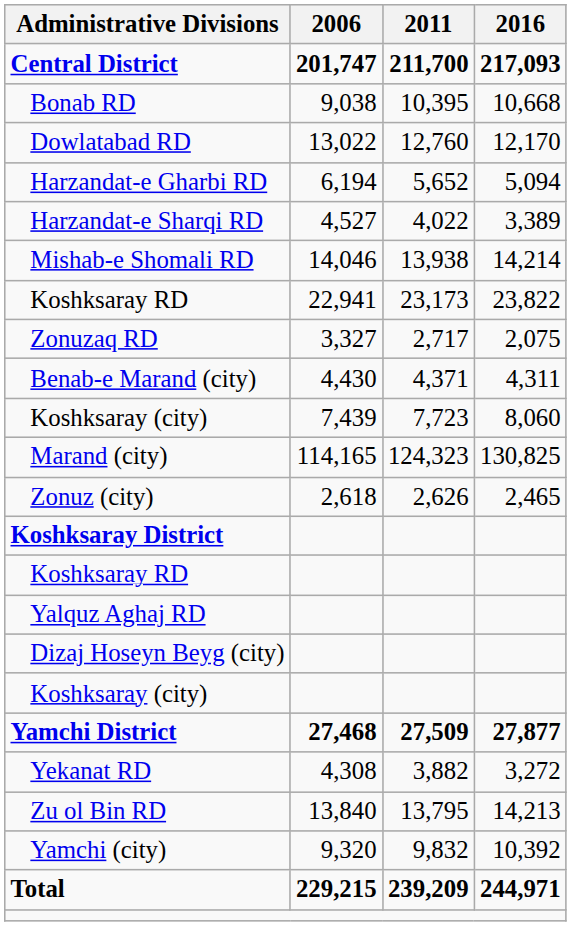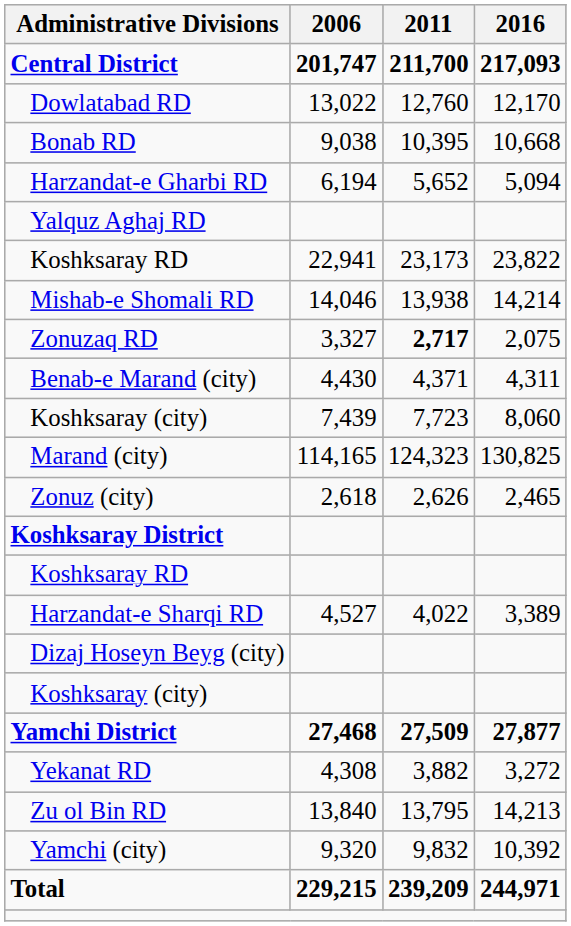rows swapped: (83, 102) <-> (111, 142)
rows swapped: (147, 220) <-> (118, 614)
rows swapped: (109, 299) <-> (142, 260)
(441, 338) normal -> (441, 338) bold
